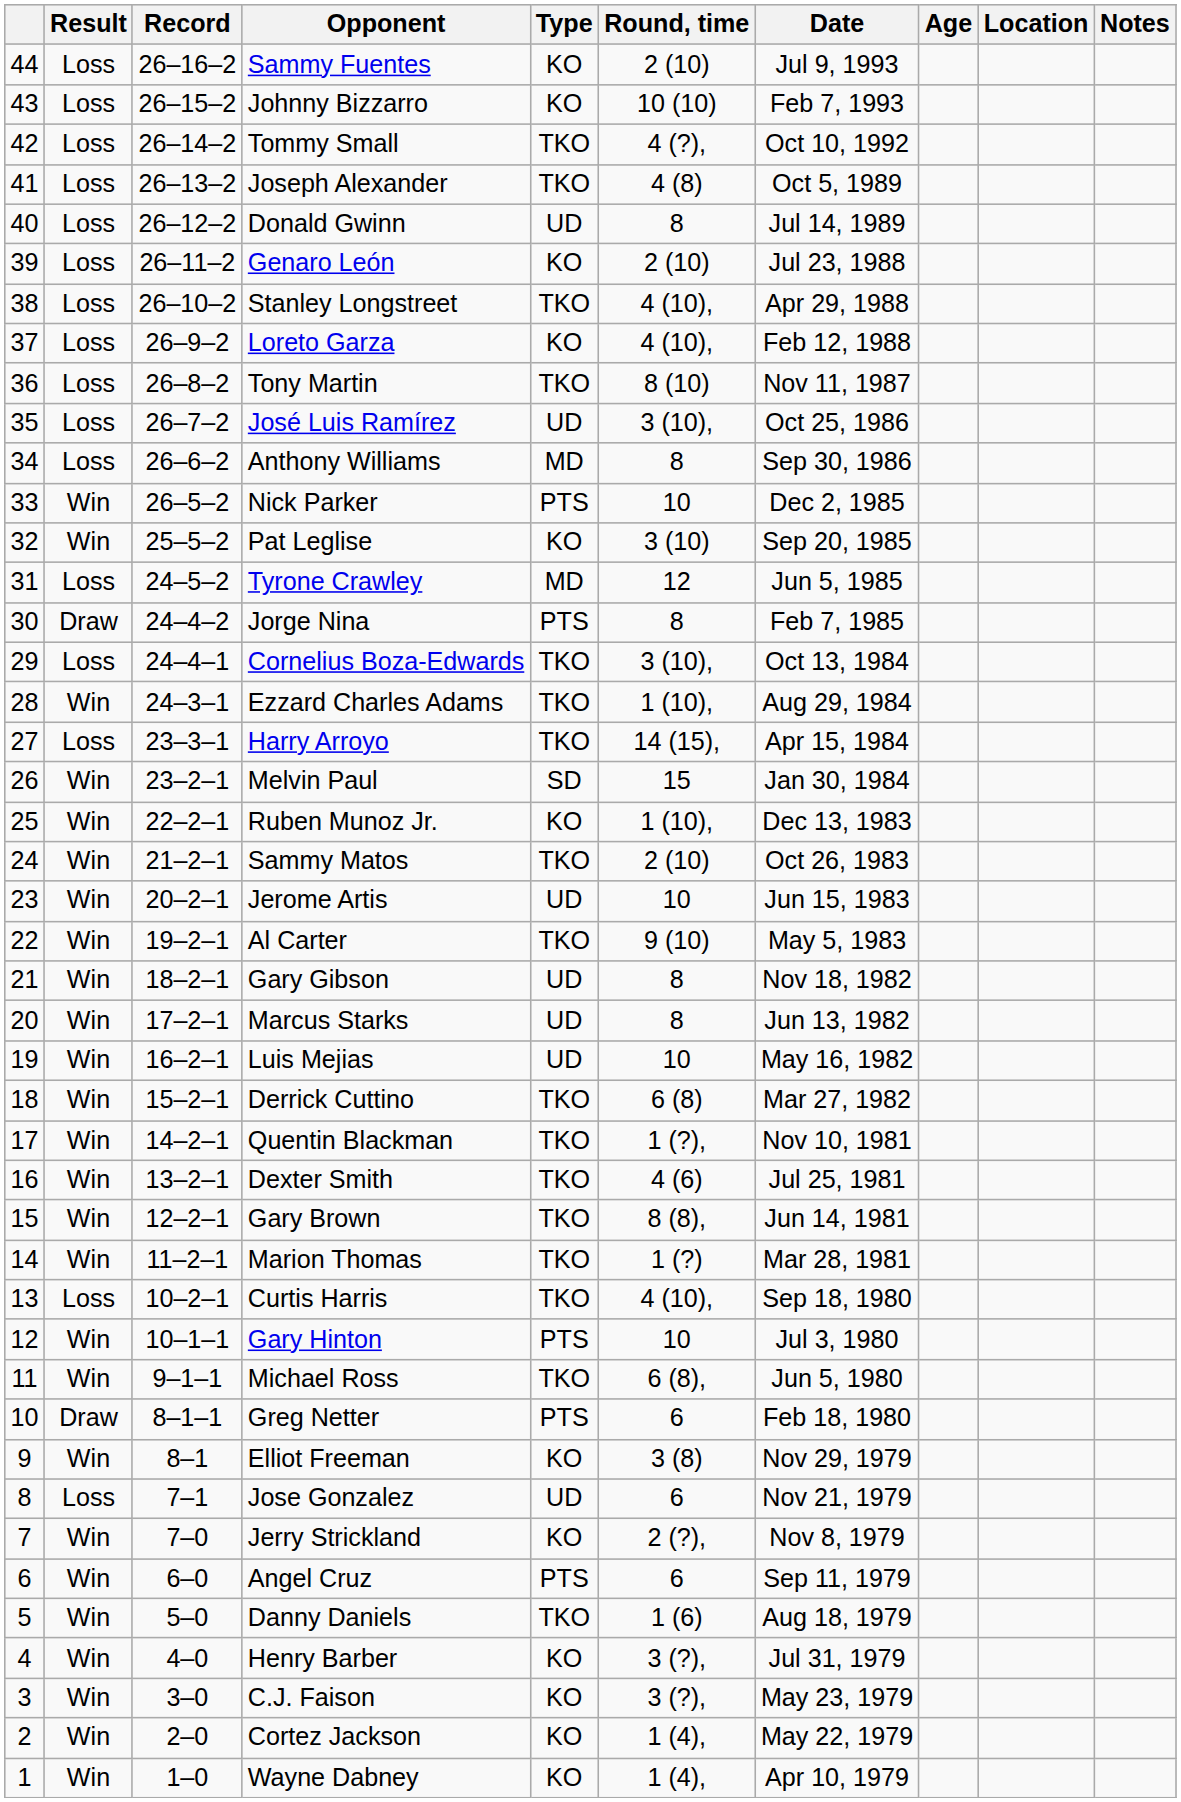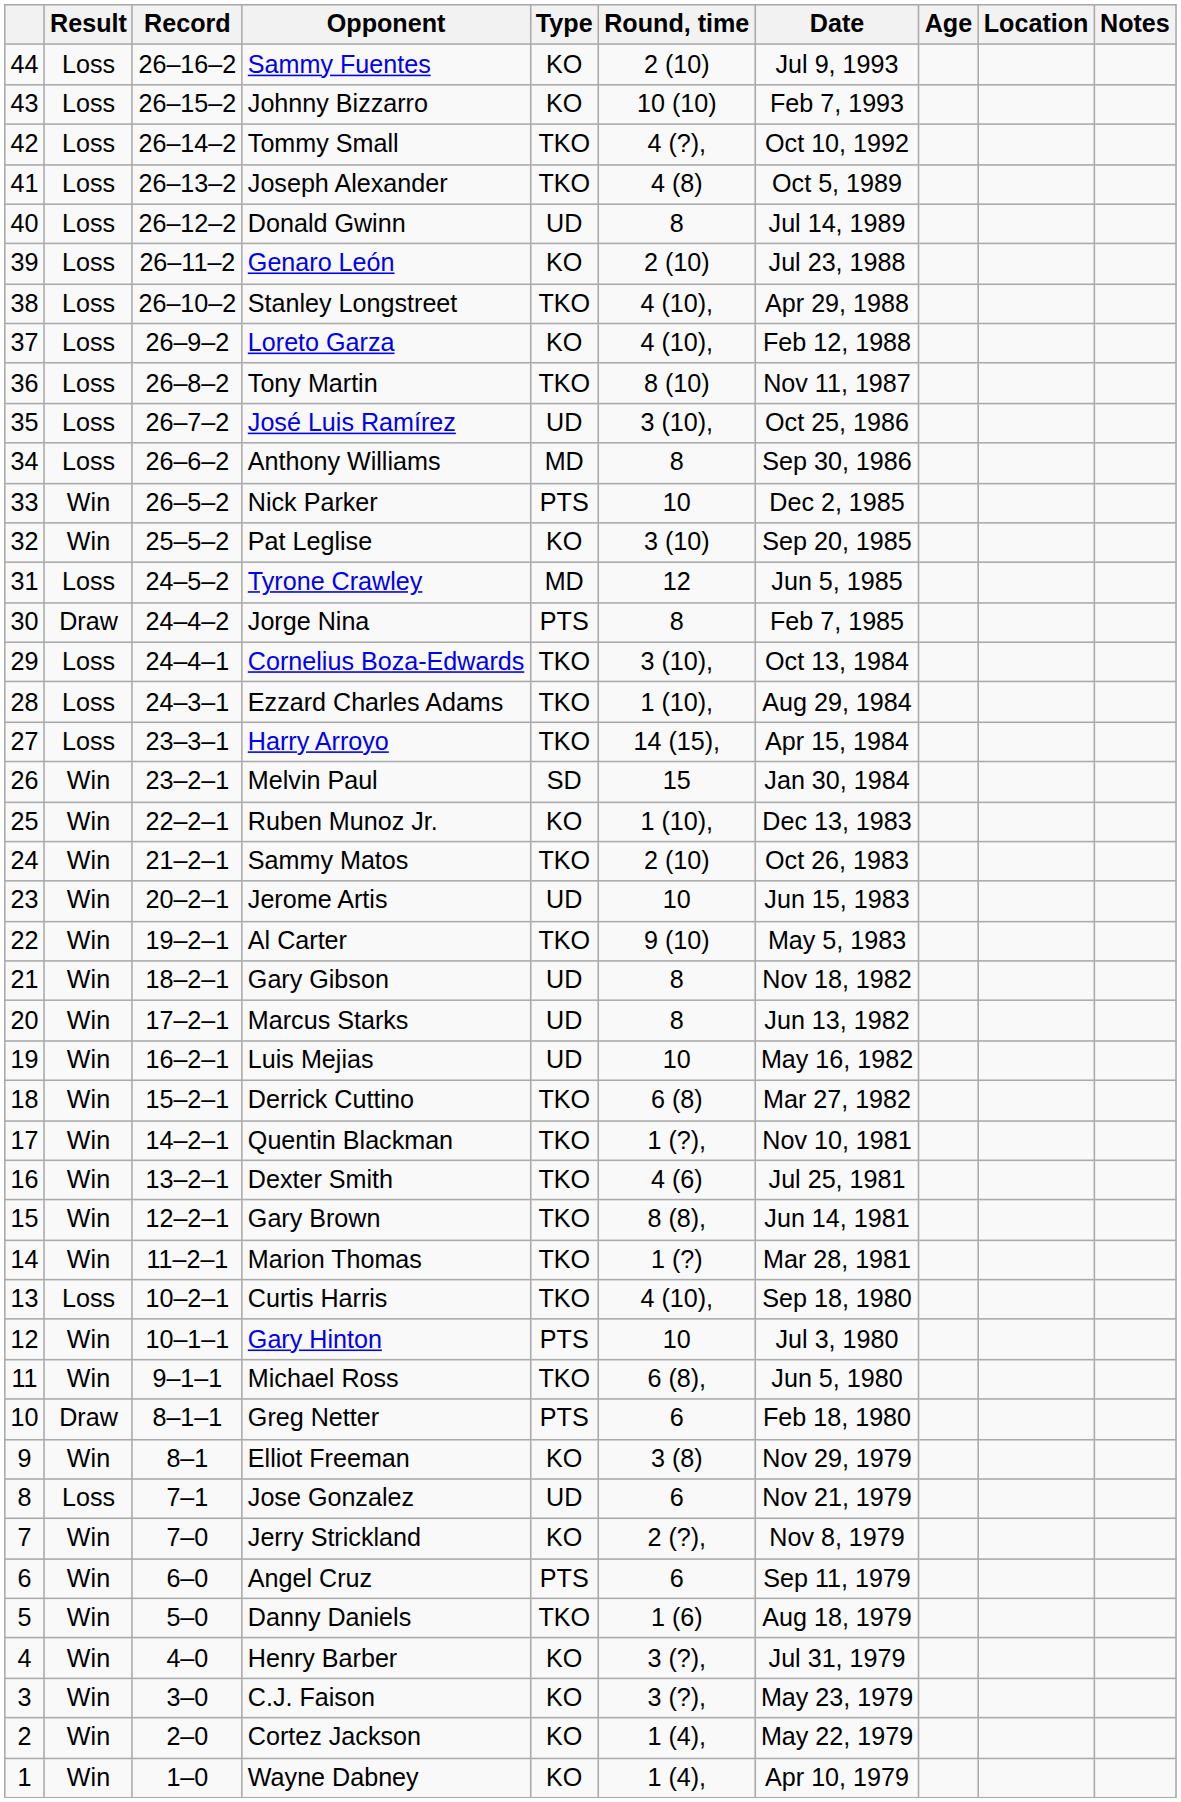(88, 701) Win -> (88, 701) Loss
